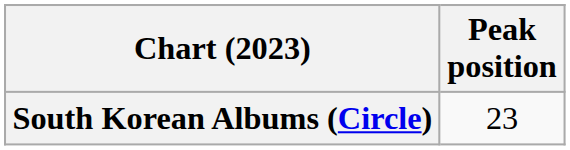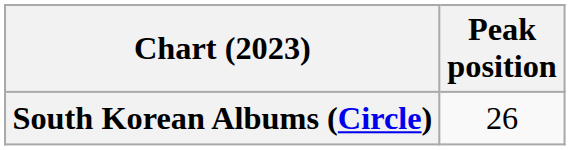(502, 117) 23 -> (502, 117) 26
